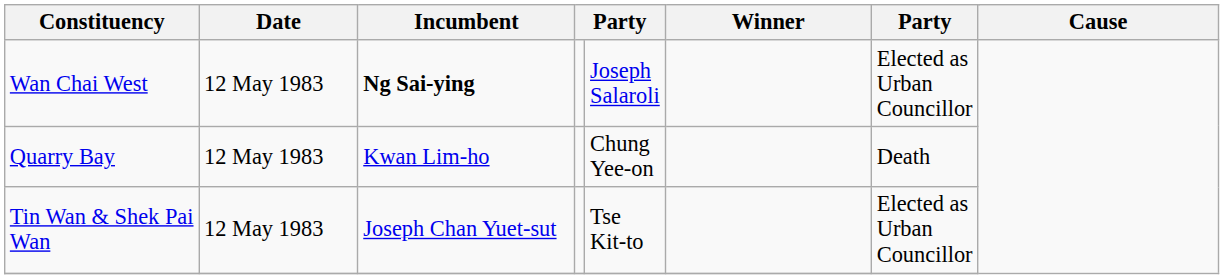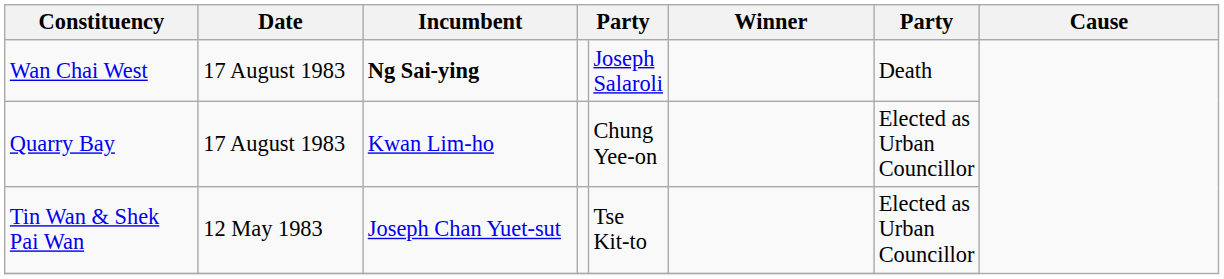(264, 82) 12 May 1983 -> (274, 70) 17 August 1983
(925, 82) Elected as Urban Councillor -> (905, 70) Death
(264, 156) 12 May 1983 -> (274, 143) 17 August 1983
(903, 156) Death -> (927, 143) Elected as Urban Councillor
